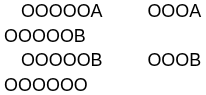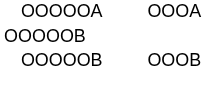- row: (46, 85)
